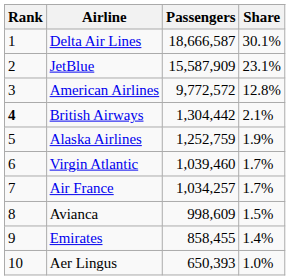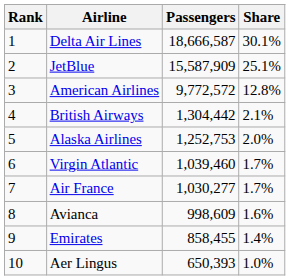(262, 66) 23.1% -> (262, 66) 25.1%
(12, 115) bold -> (12, 115) normal
(206, 139) 1,252,759 -> (206, 139) 1,252,753
(258, 139) 1.9% -> (258, 139) 2.0%
(206, 188) 1,034,257 -> (206, 188) 1,030,277
(258, 213) 1.5% -> (258, 213) 1.6%
